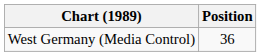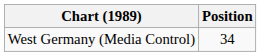(227, 39) 36 -> (227, 39) 34
